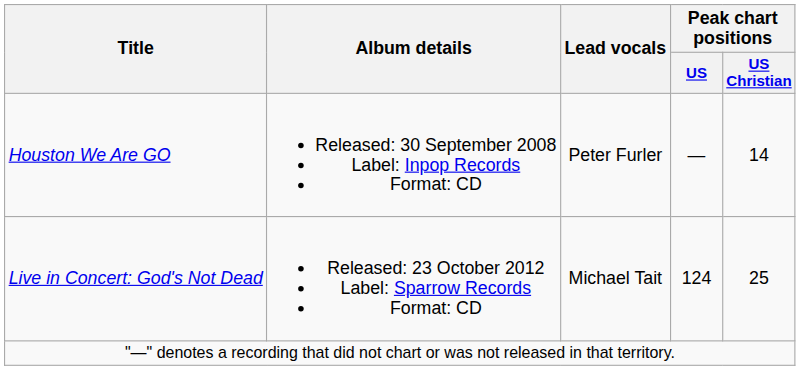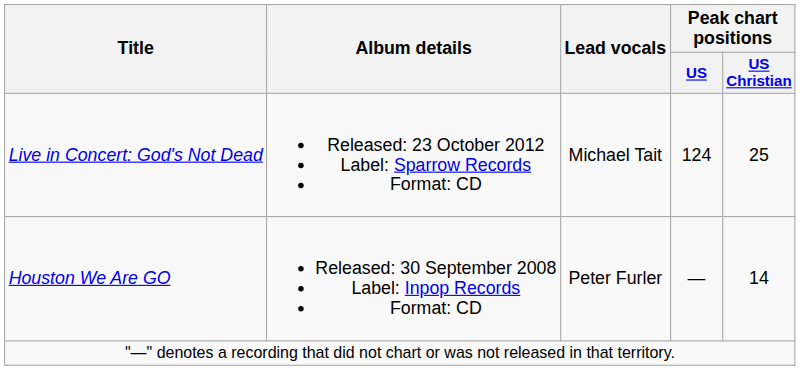rows swapped: (90, 154) <-> (136, 278)
